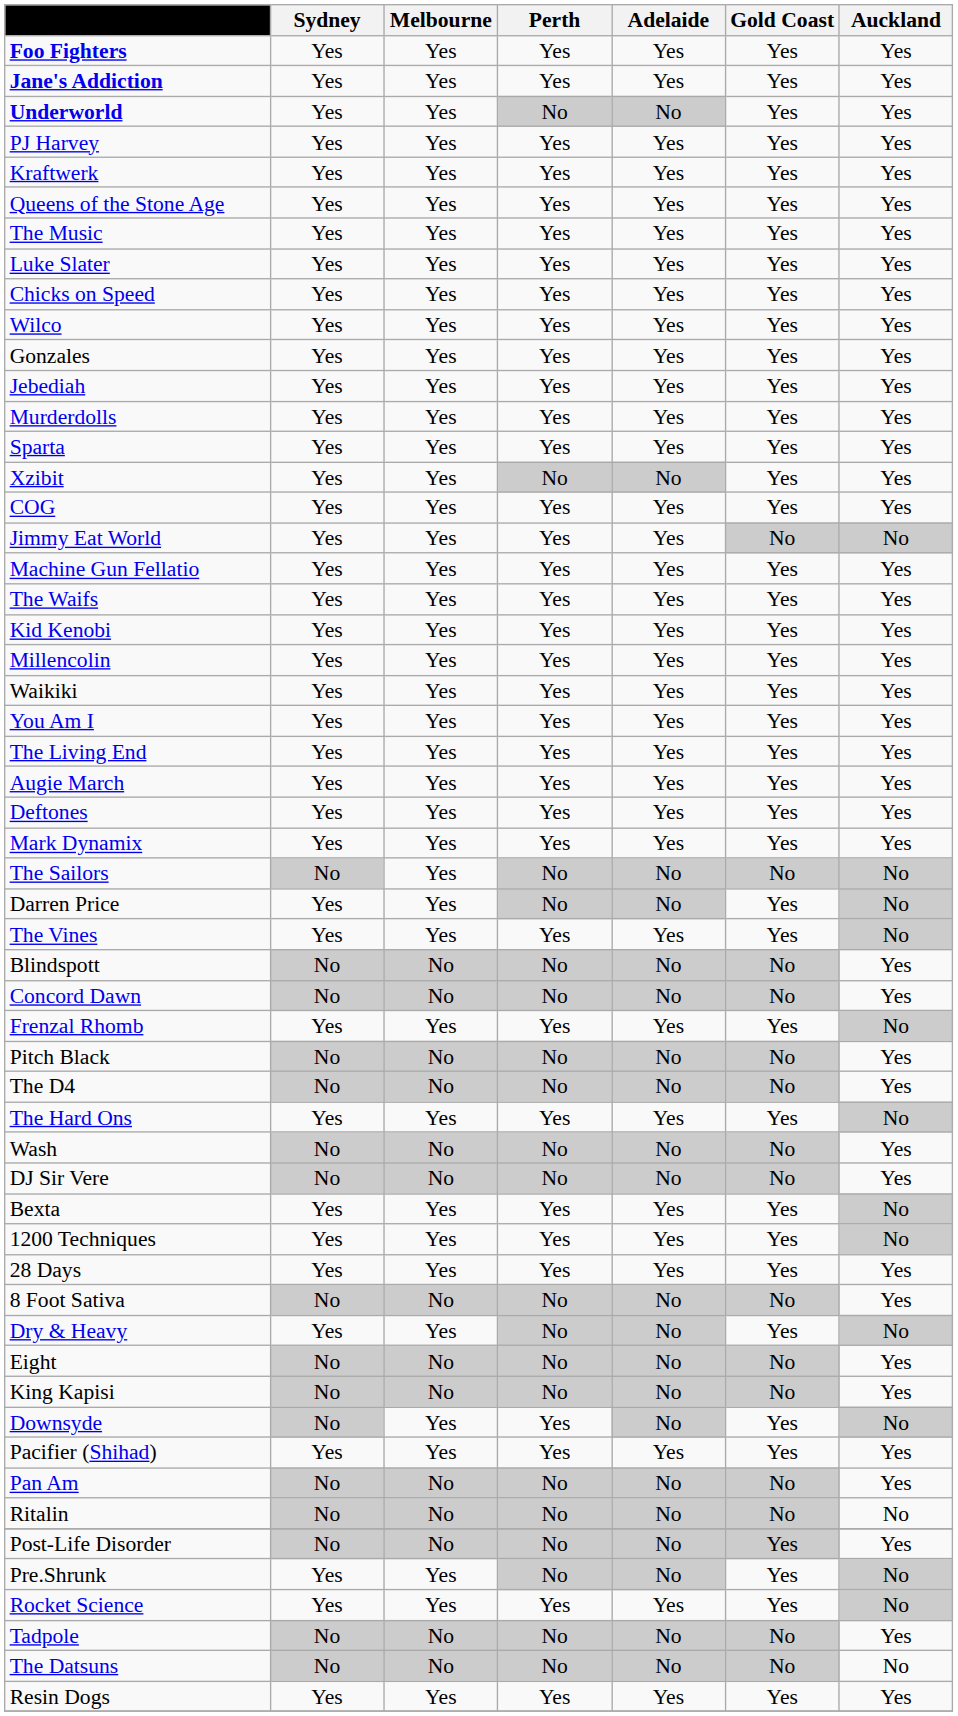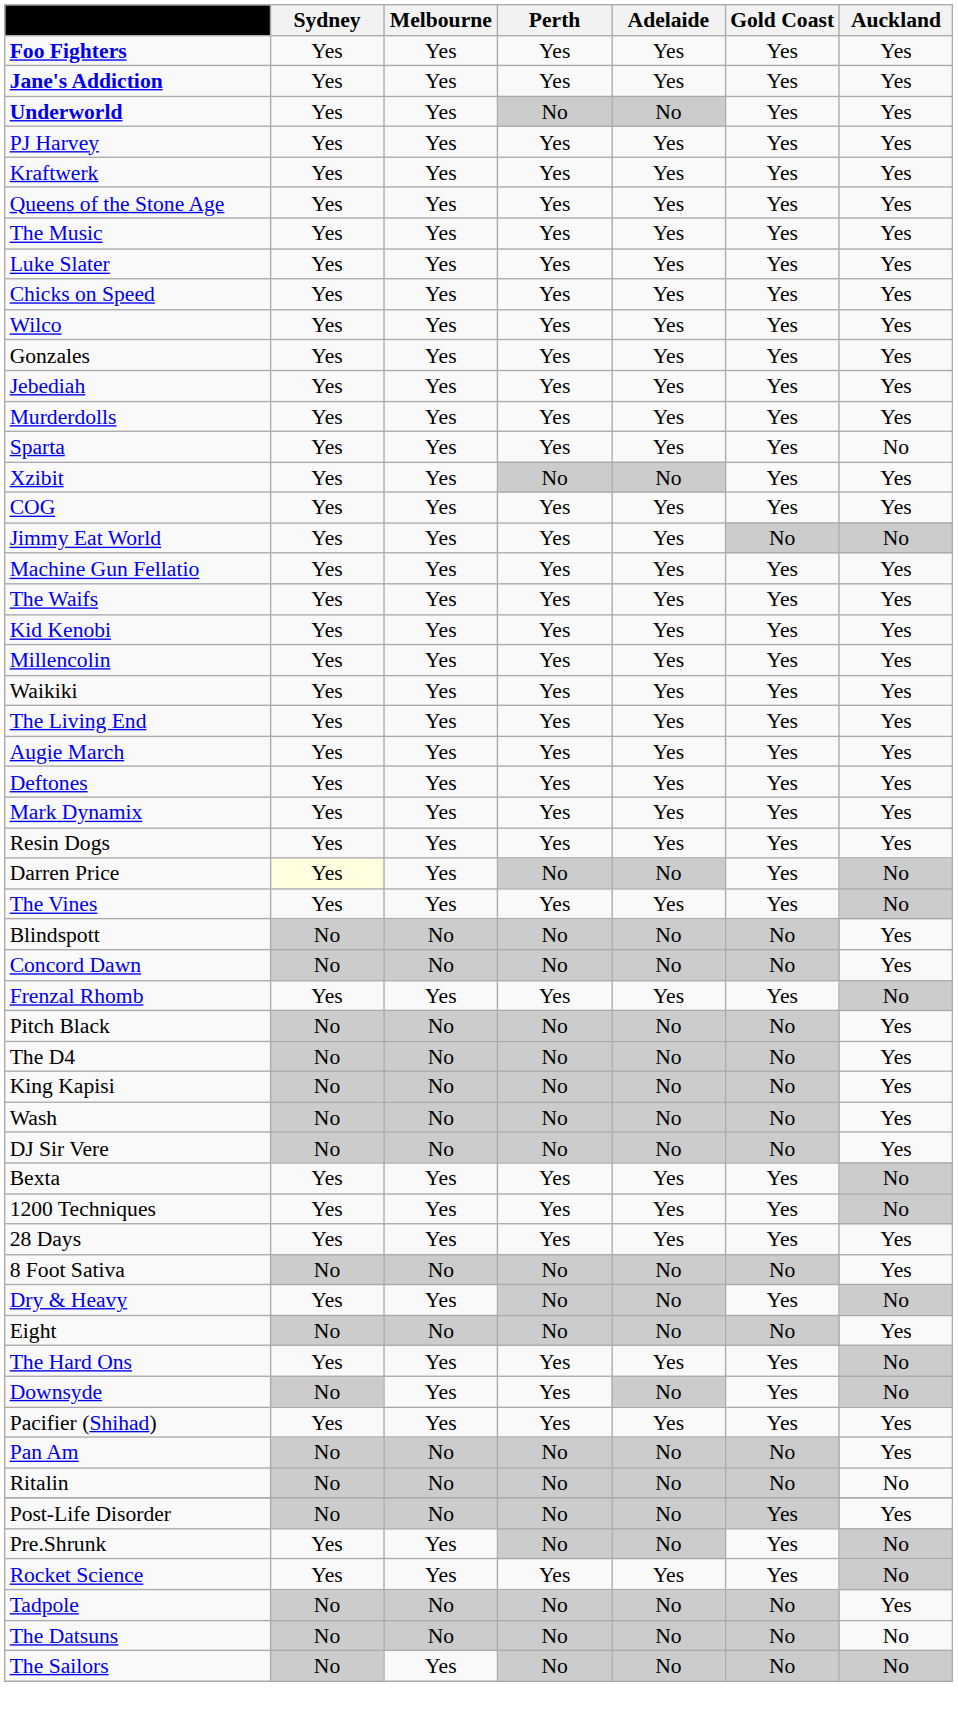(896, 447) Yes -> (896, 447) No
- row: (52, 721)
rows swapped: (60, 1696) <-> (59, 873)
(327, 904) no background -> (327, 873) lightyellow background
rows swapped: (71, 1117) <-> (62, 1391)
